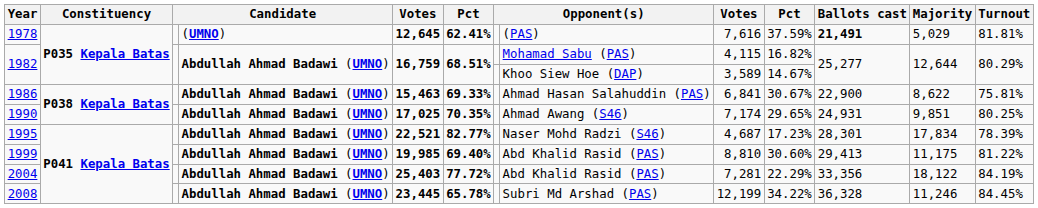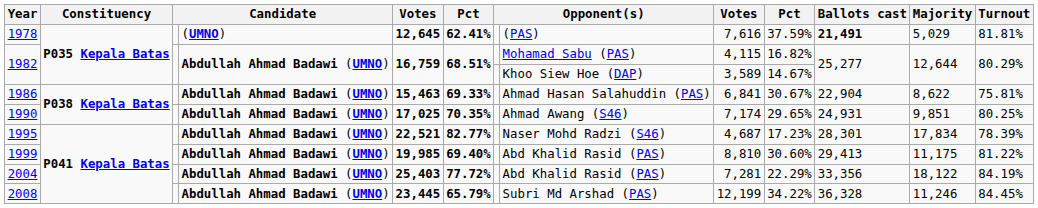(840, 94) 22,900 -> (840, 94) 22,904
(468, 194) 65.78% -> (468, 194) 65.79%
